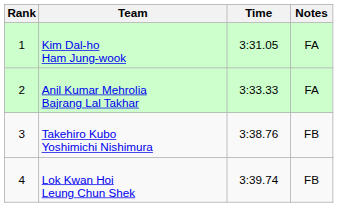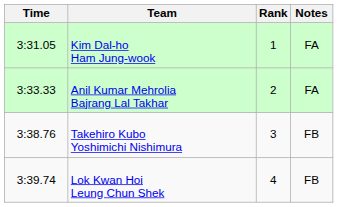columns swapped: (22, 13) <-> (259, 13)
